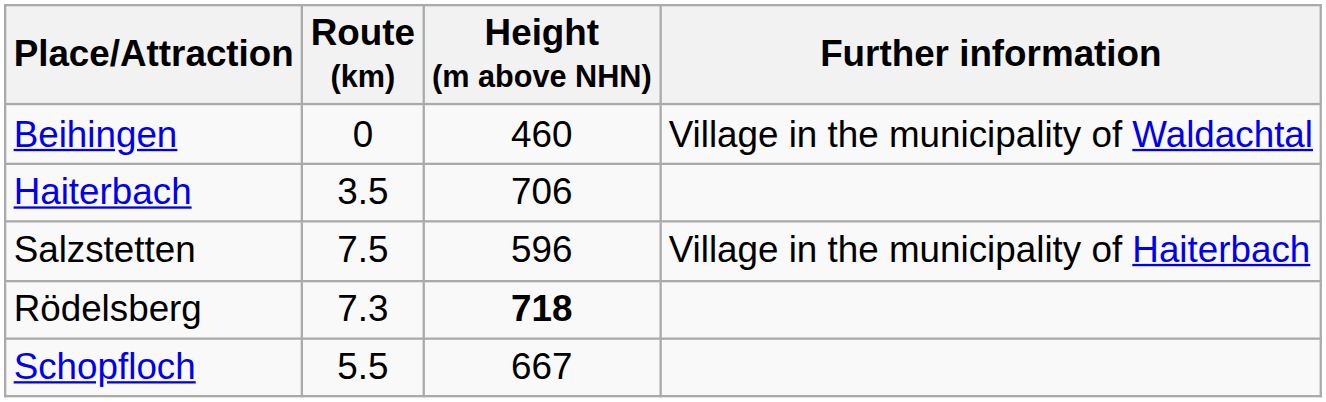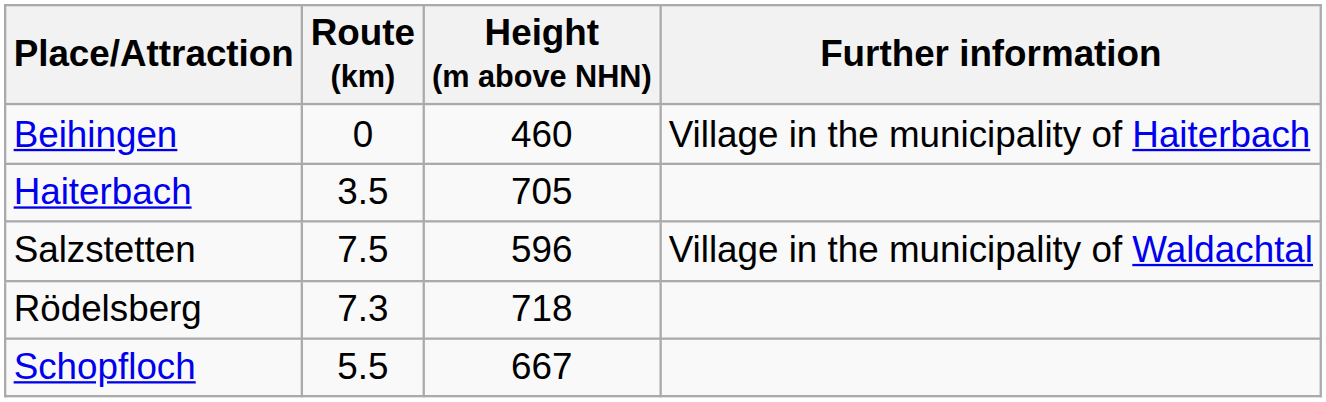(991, 133) Village in the municipality of Waldachtal -> (989, 133) Village in the municipality of Haiterbach
(542, 191) 706 -> (542, 191) 705
(989, 250) Village in the municipality of Haiterbach -> (991, 250) Village in the municipality of Waldachtal
(542, 308) bold -> (542, 308) normal
